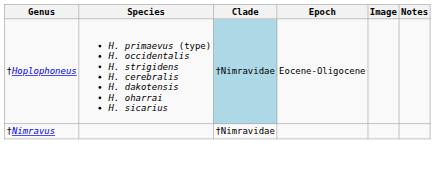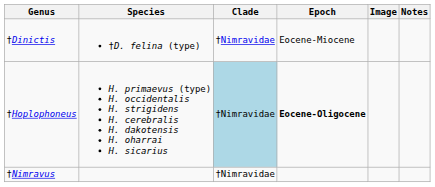+ row: (31, 40)
(322, 71) normal -> (322, 114) bold
